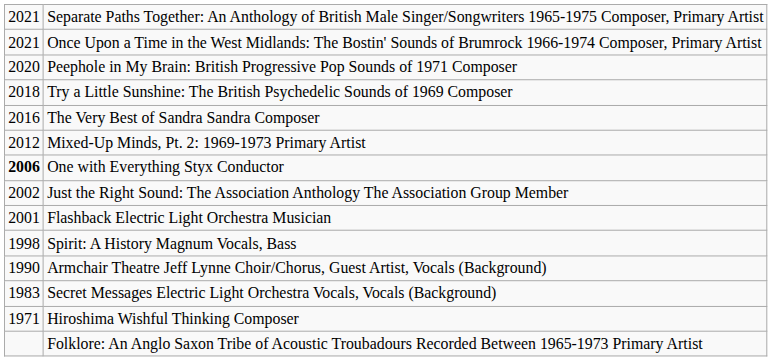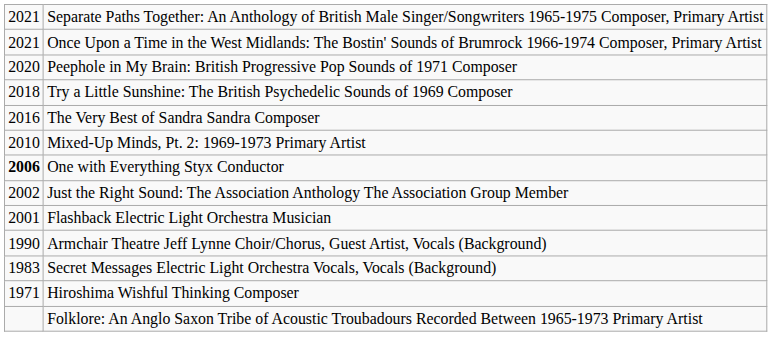(24, 142) 2012 -> (24, 142) 2010
- row: (172, 243)
